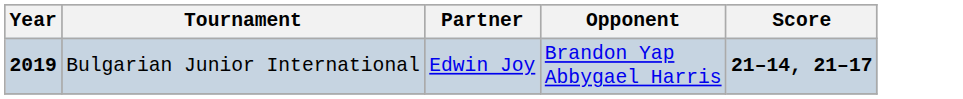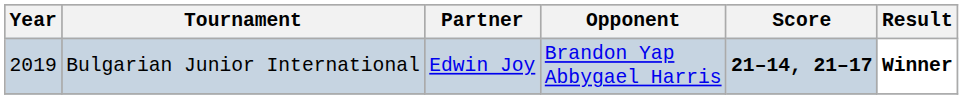+ column: (917, 21)
(33, 66) bold -> (33, 66) normal
